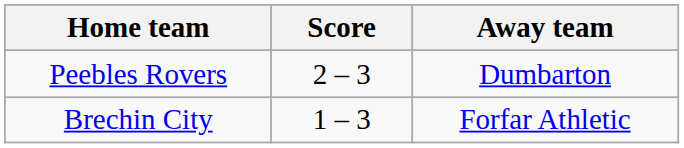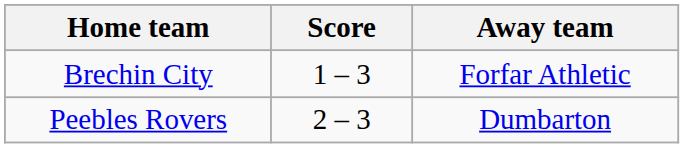rows swapped: (138, 119) <-> (138, 73)
